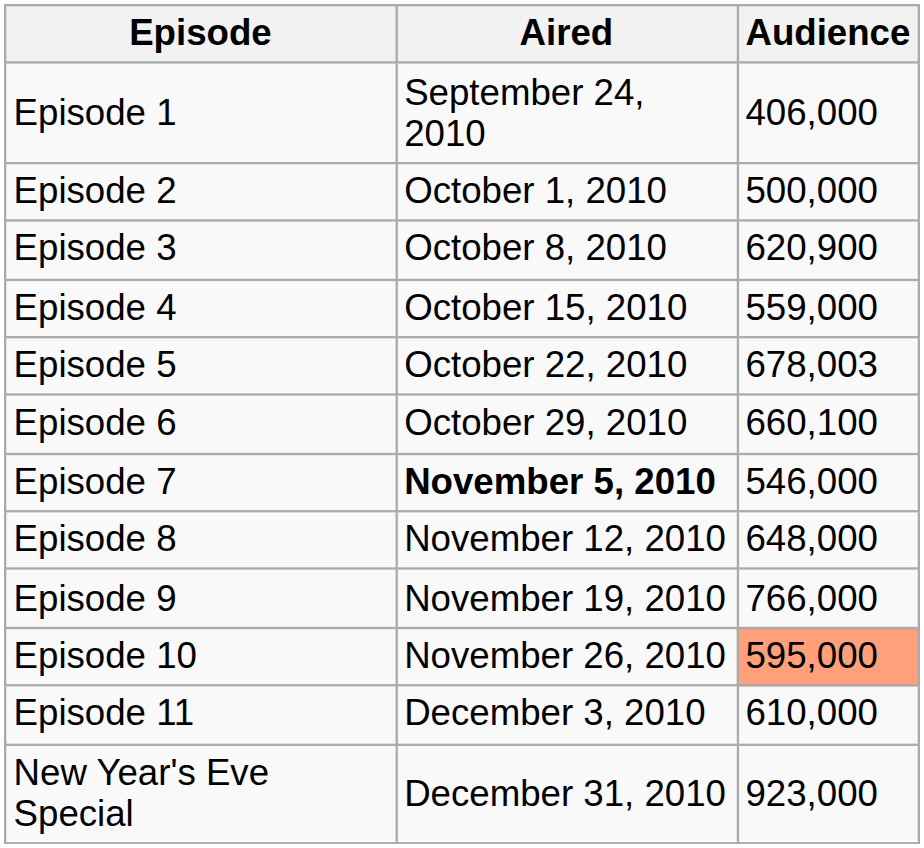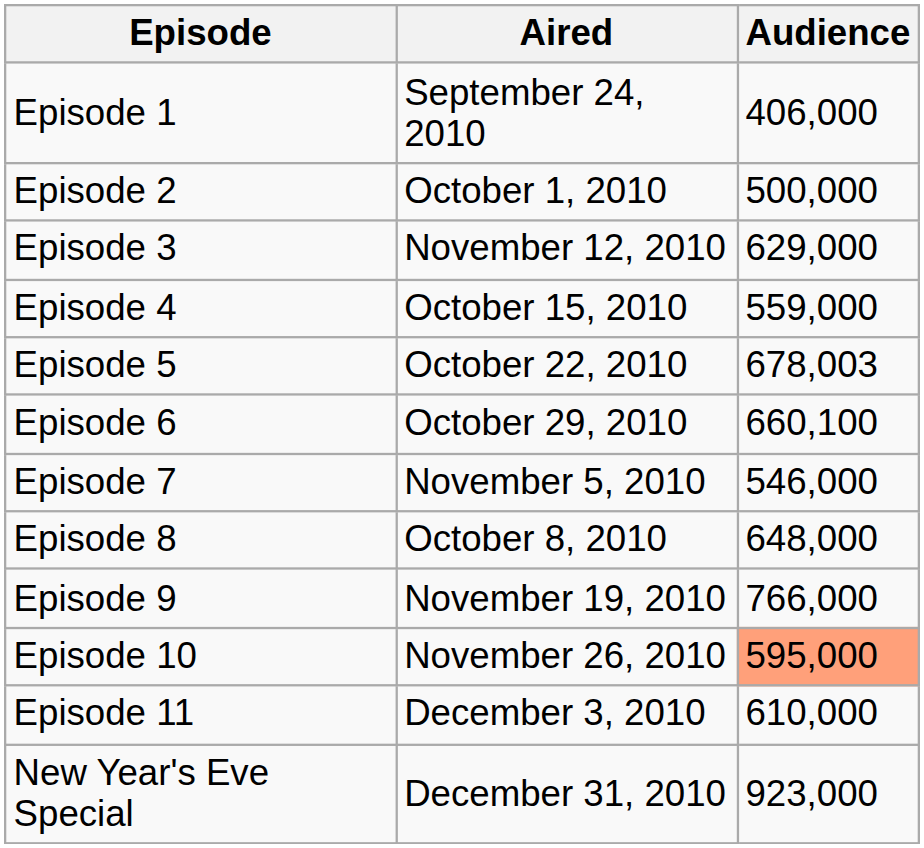(536, 249) October 8, 2010 -> (565, 249) November 12, 2010
(812, 249) 620,900 -> (812, 249) 629,000
(560, 481) bold -> (555, 481) normal
(565, 539) November 12, 2010 -> (536, 539) October 8, 2010
